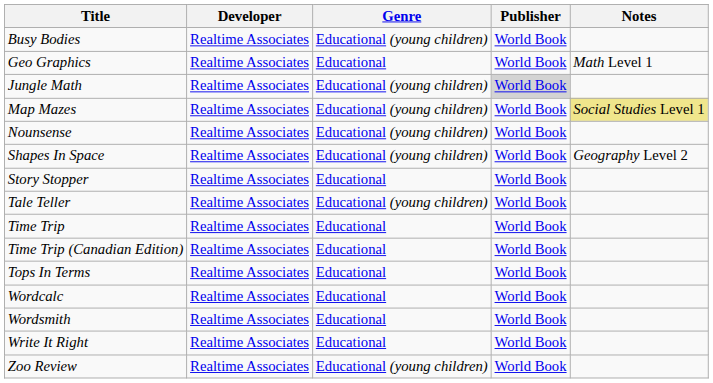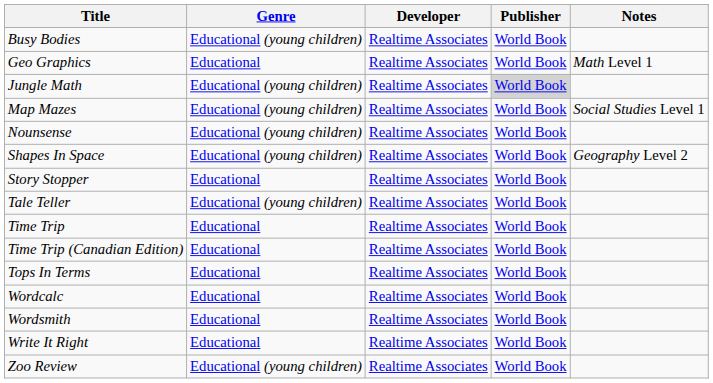columns swapped: (402, 16) <-> (250, 16)
(639, 109) khaki background -> (639, 109) no background
